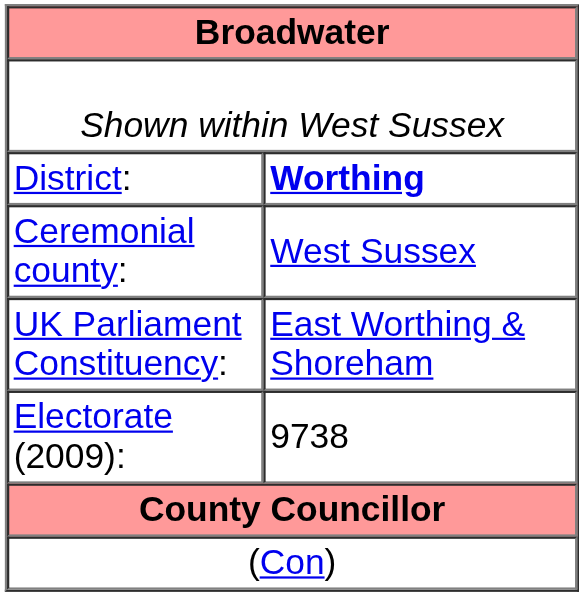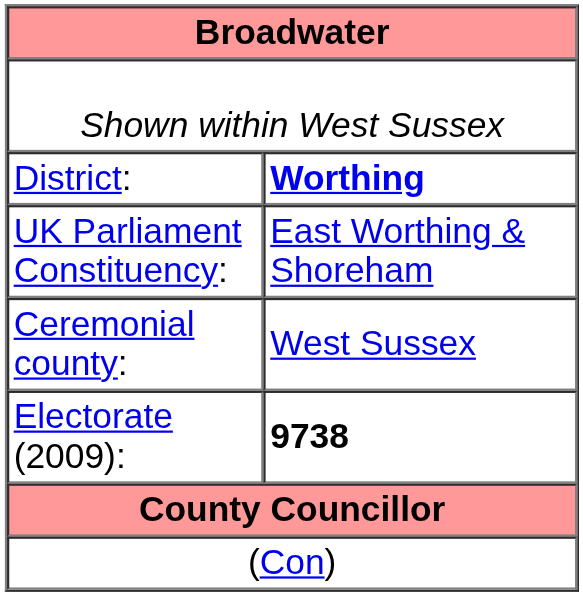rows swapped: (128, 343) <-> (104, 250)
(310, 436) normal -> (310, 436) bold
